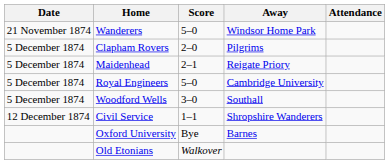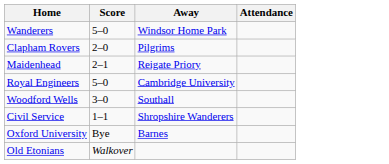- column: (49, 13)
